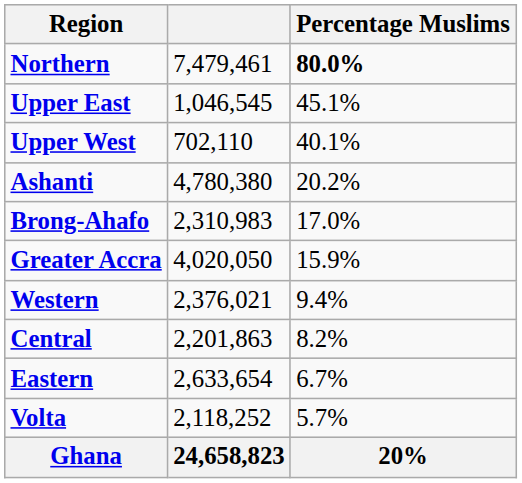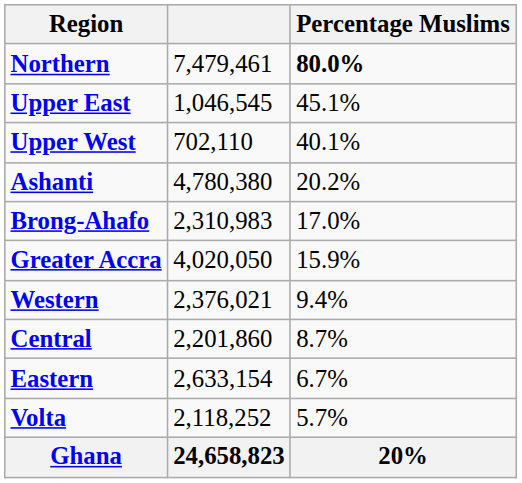(223, 338) 2,201,863 -> (223, 338) 2,201,860
(322, 338) 8.2% -> (322, 338) 8.7%
(223, 378) 2,633,654 -> (223, 378) 2,633,154
